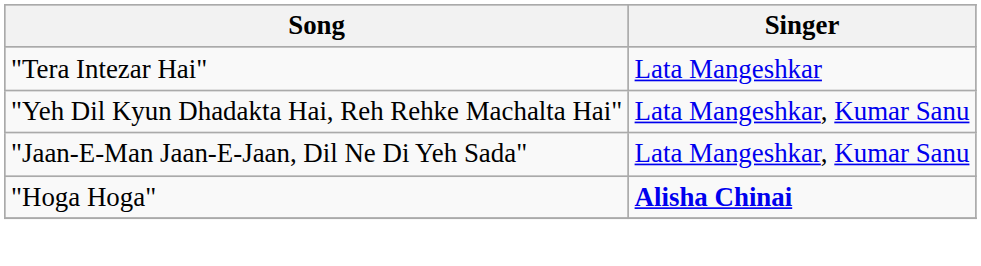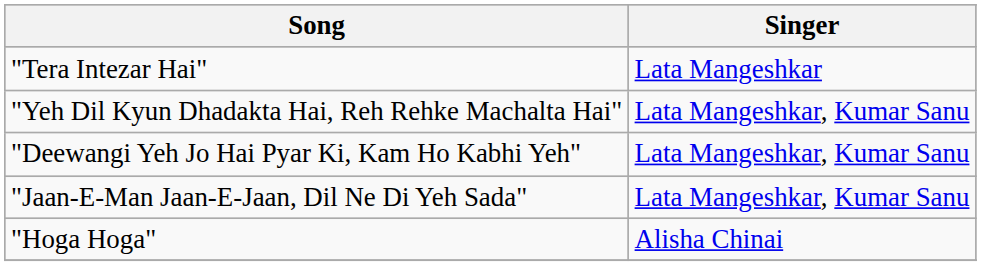+ row: (296, 153)
(713, 196) bold -> (709, 238) normal
